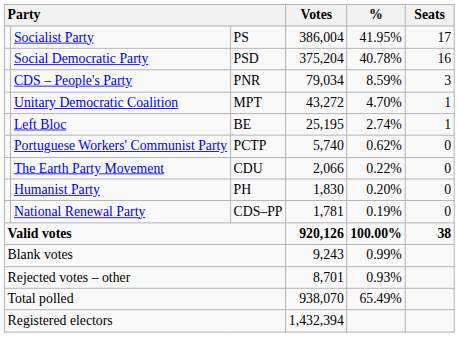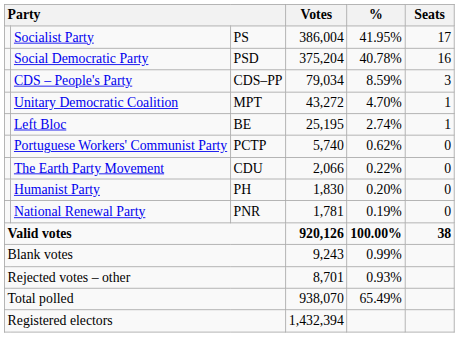(247, 80) PNR -> (258, 80) CDS–PP
(258, 211) CDS–PP -> (247, 211) PNR
